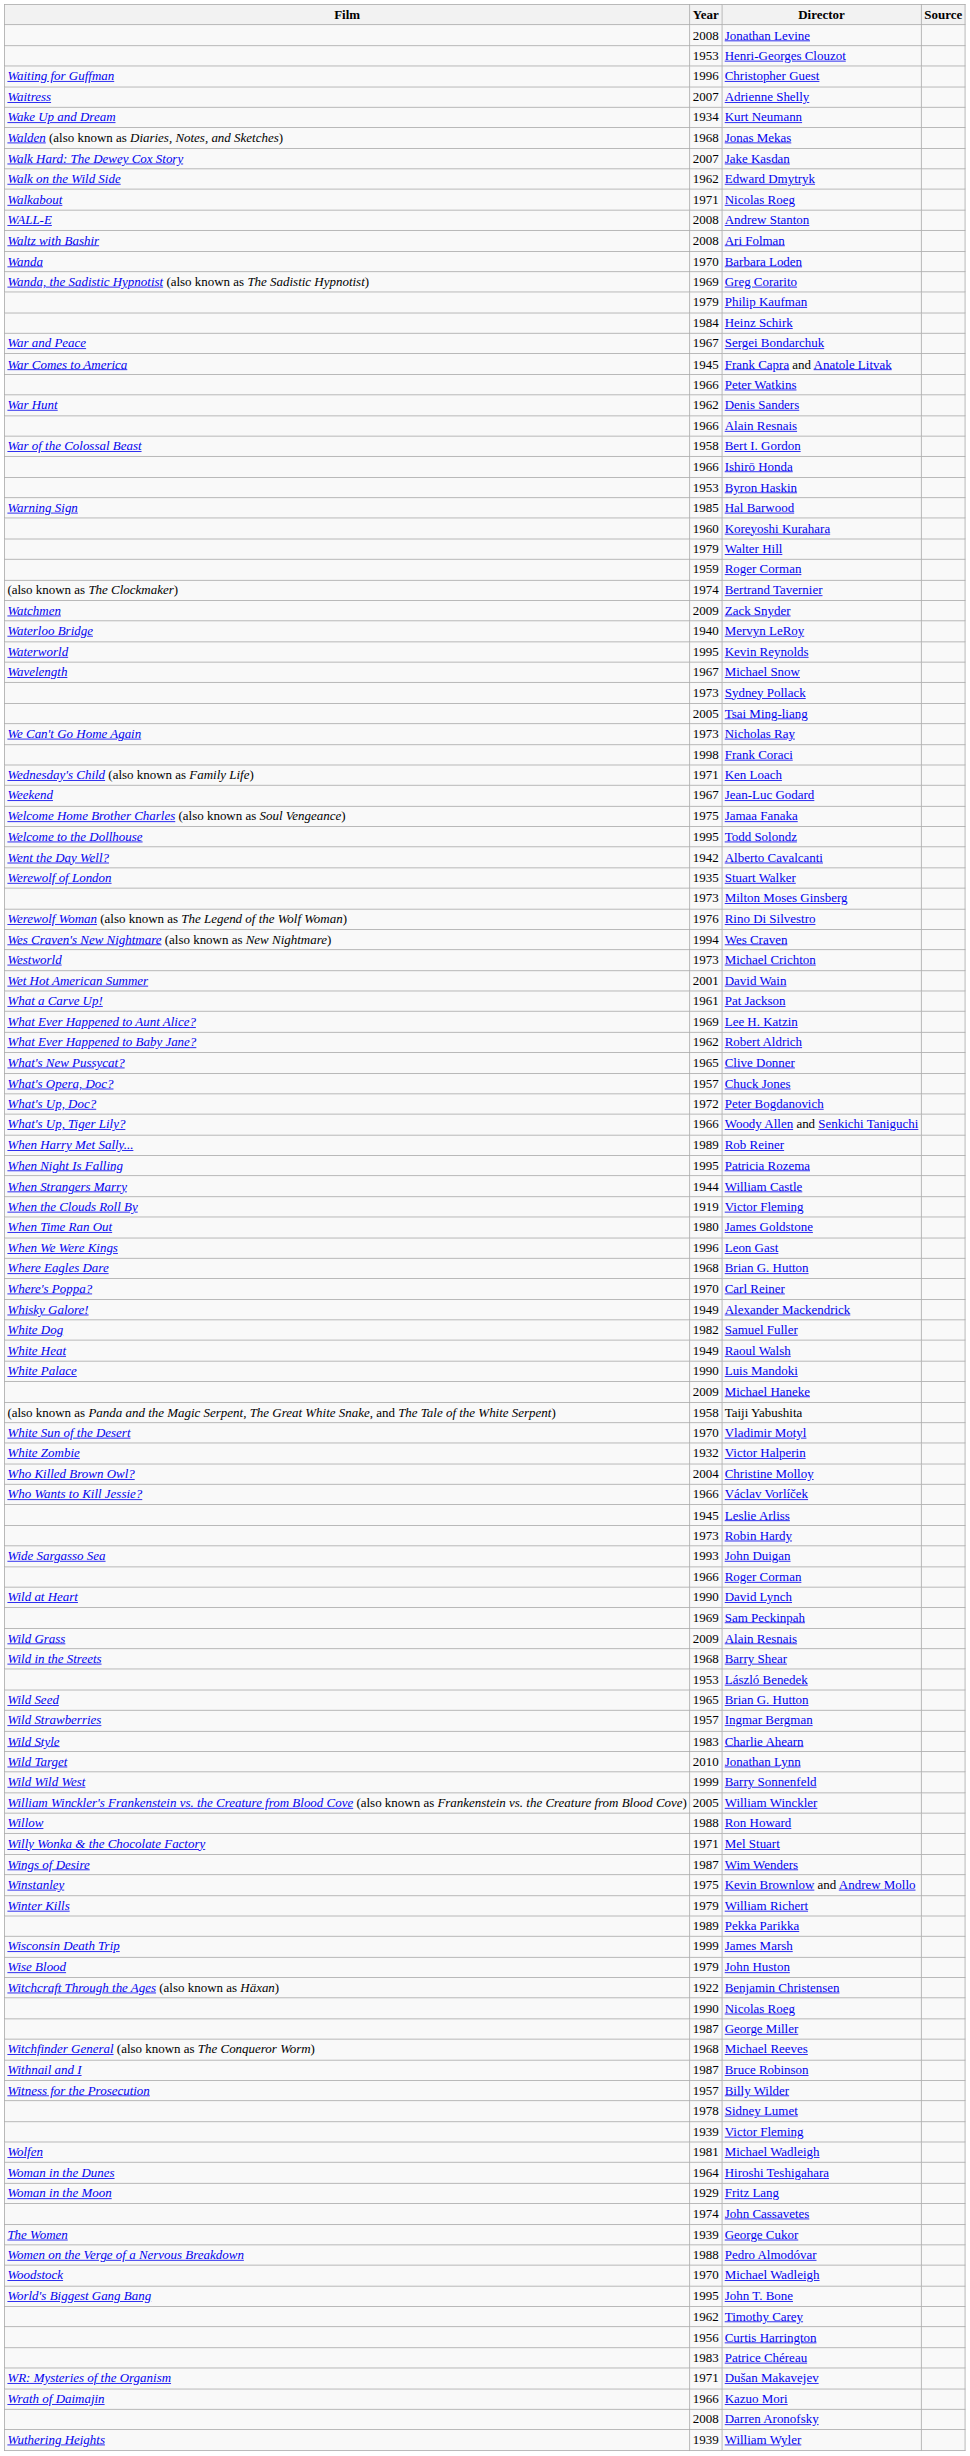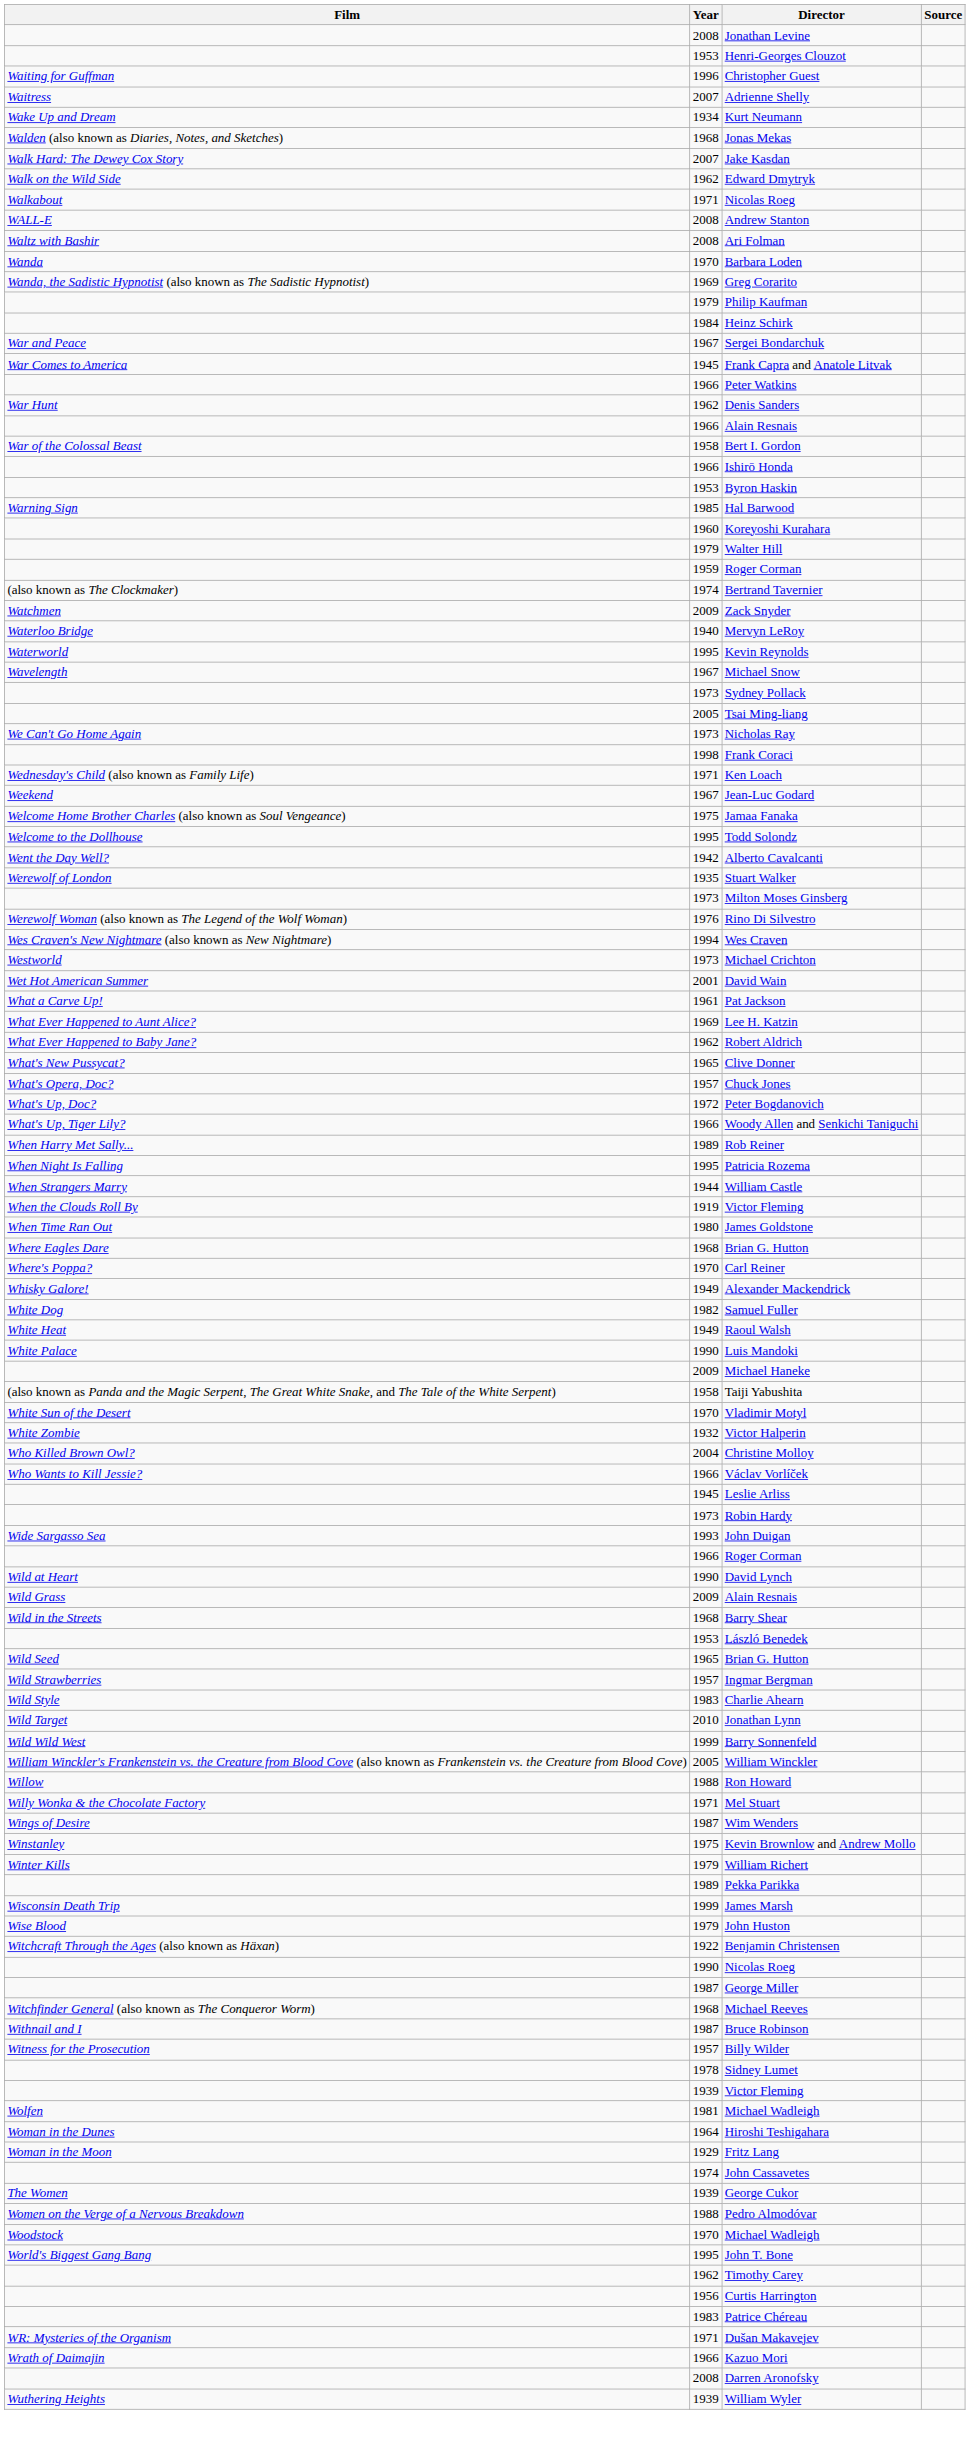- row: (706, 1248)
- row: (706, 1617)
